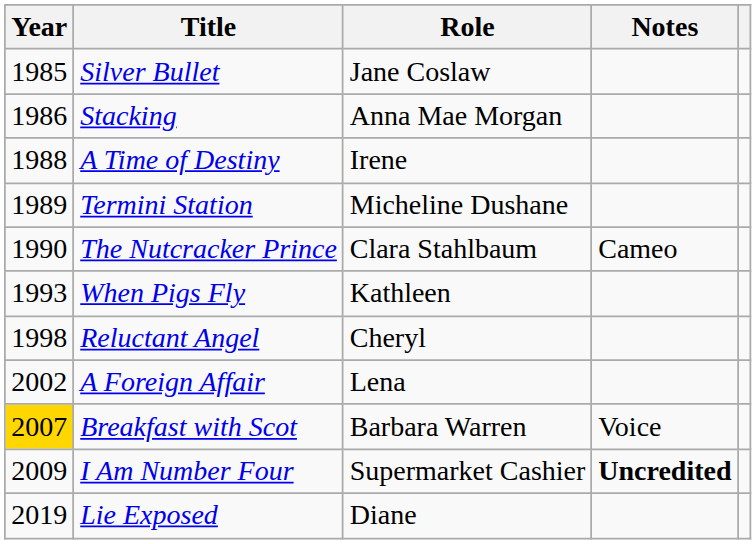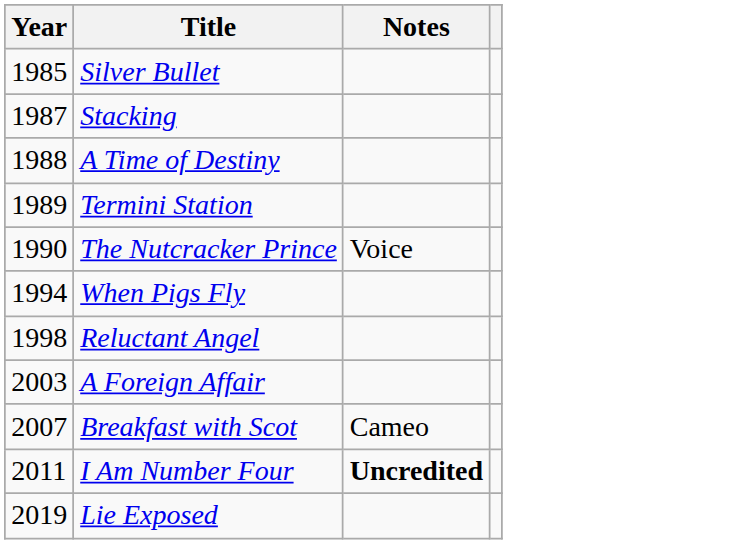- column: (468, 26)
(39, 115) 1986 -> (39, 115) 1987
(638, 248) Cameo -> (381, 248) Voice
(39, 293) 1993 -> (39, 293) 1994
(39, 381) 2002 -> (39, 381) 2003
(39, 426) gold background -> (39, 426) no background
(630, 426) Voice -> (389, 426) Cameo
(39, 470) 2009 -> (39, 470) 2011
